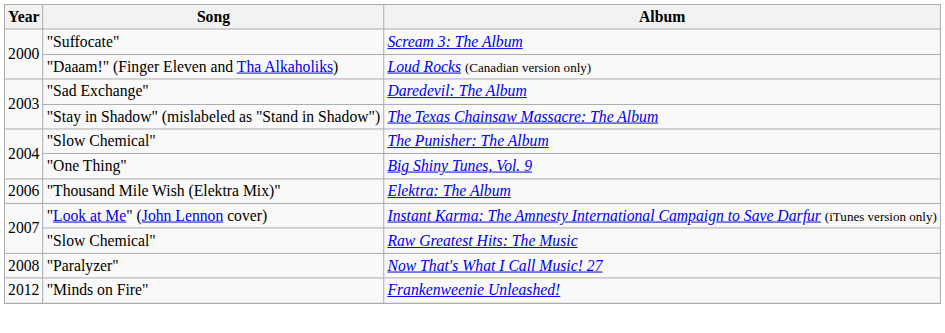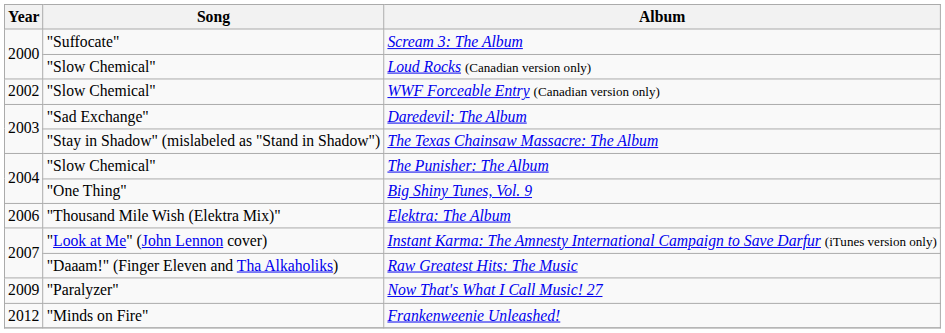(193, 66) "Daaam!" (Finger Eleven and Tha Alkaholiks) -> (101, 66) "Slow Chemical"
+ row: (524, 91)
(101, 240) "Slow Chemical" -> (193, 265) "Daaam!" (Finger Eleven and Tha Alkaholiks)
(24, 265) 2008 -> (24, 290) 2009
